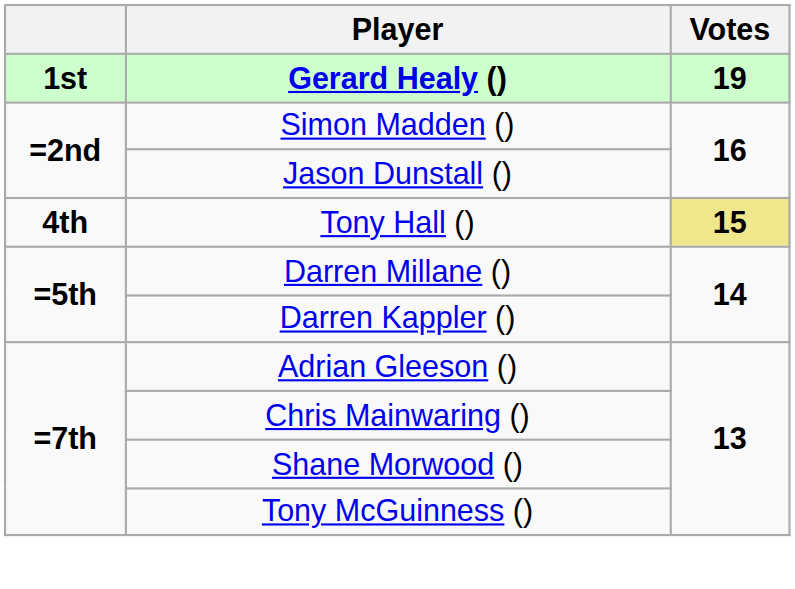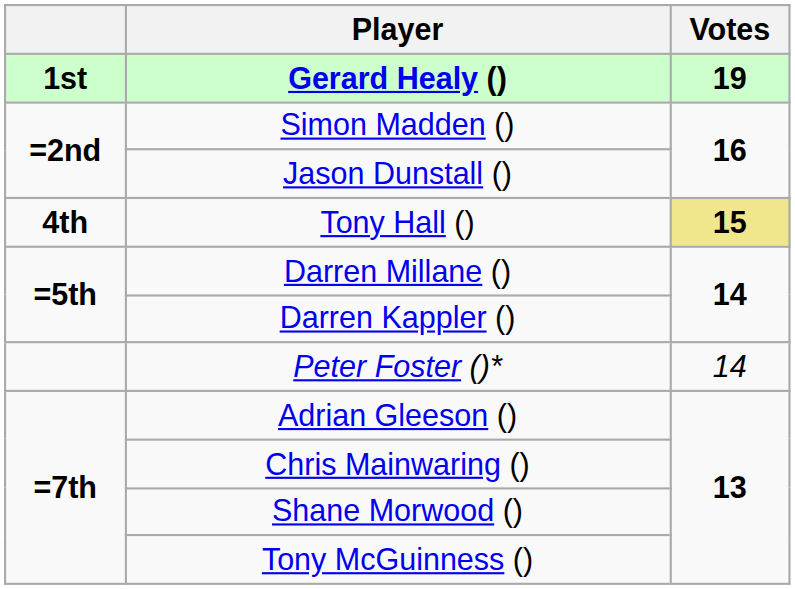+ row: (398, 367)
